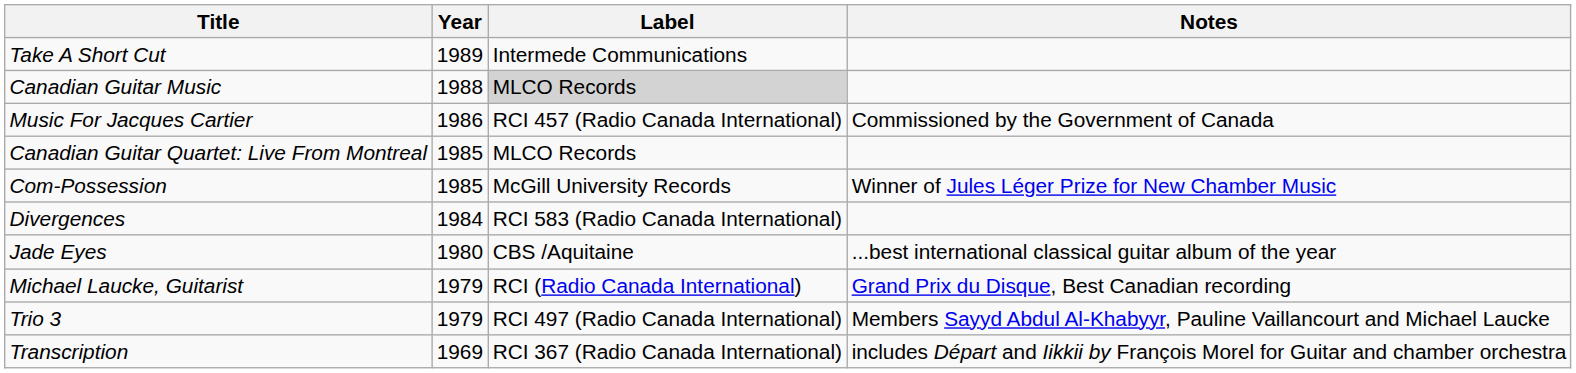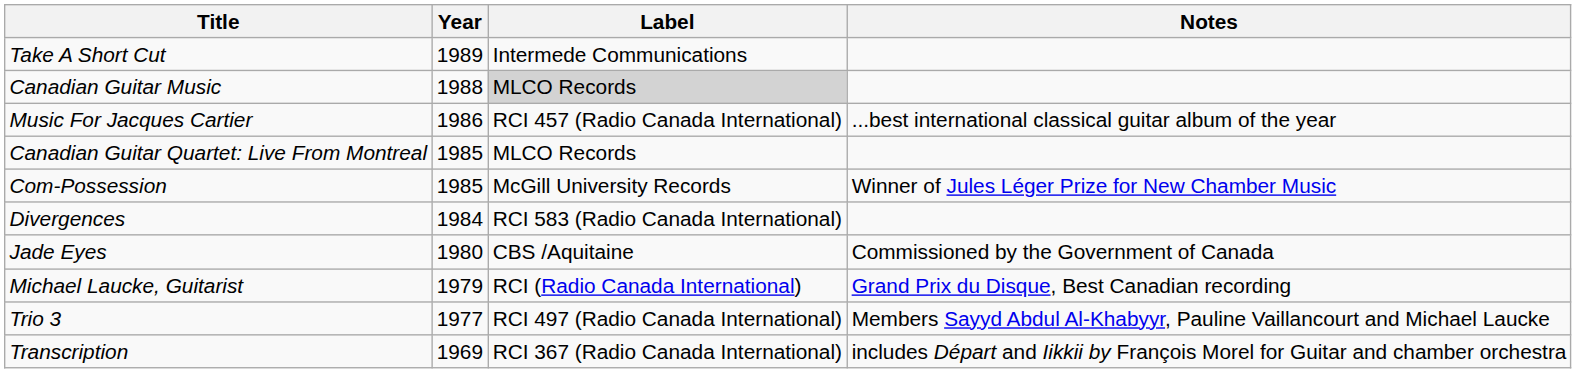(1063, 120) Commissioned by the Government of Canada -> (1094, 120) ...best international classical guitar album of the year
(1094, 252) ...best international classical guitar album of the year -> (1063, 252) Commissioned by the Government of Canada
(460, 318) 1979 -> (460, 318) 1977
